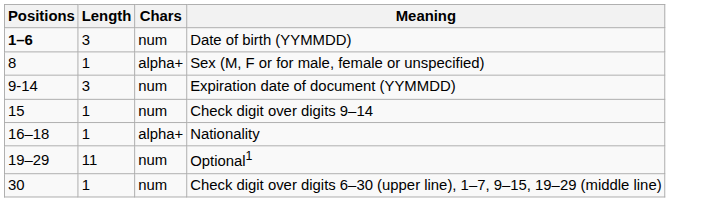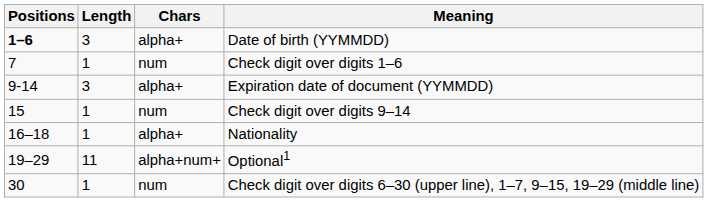(153, 39) num -> (161, 39) alpha+
+ row: (315, 63)
- row: (337, 63)
(153, 87) num -> (161, 87) alpha+
(153, 159) num -> (180, 159) alpha+num+
